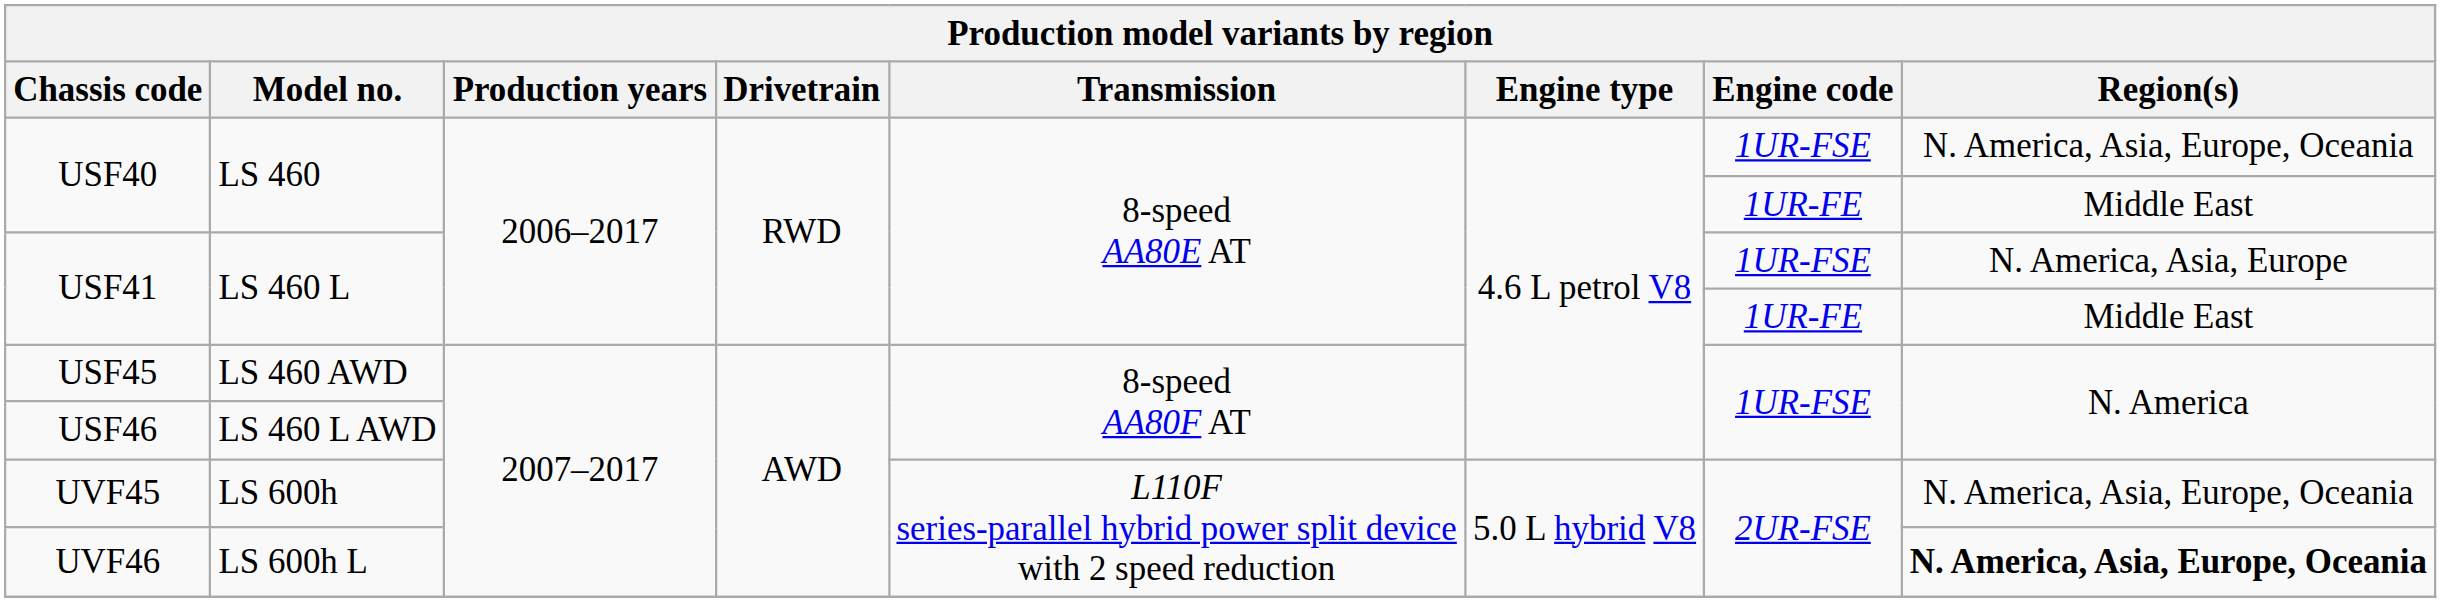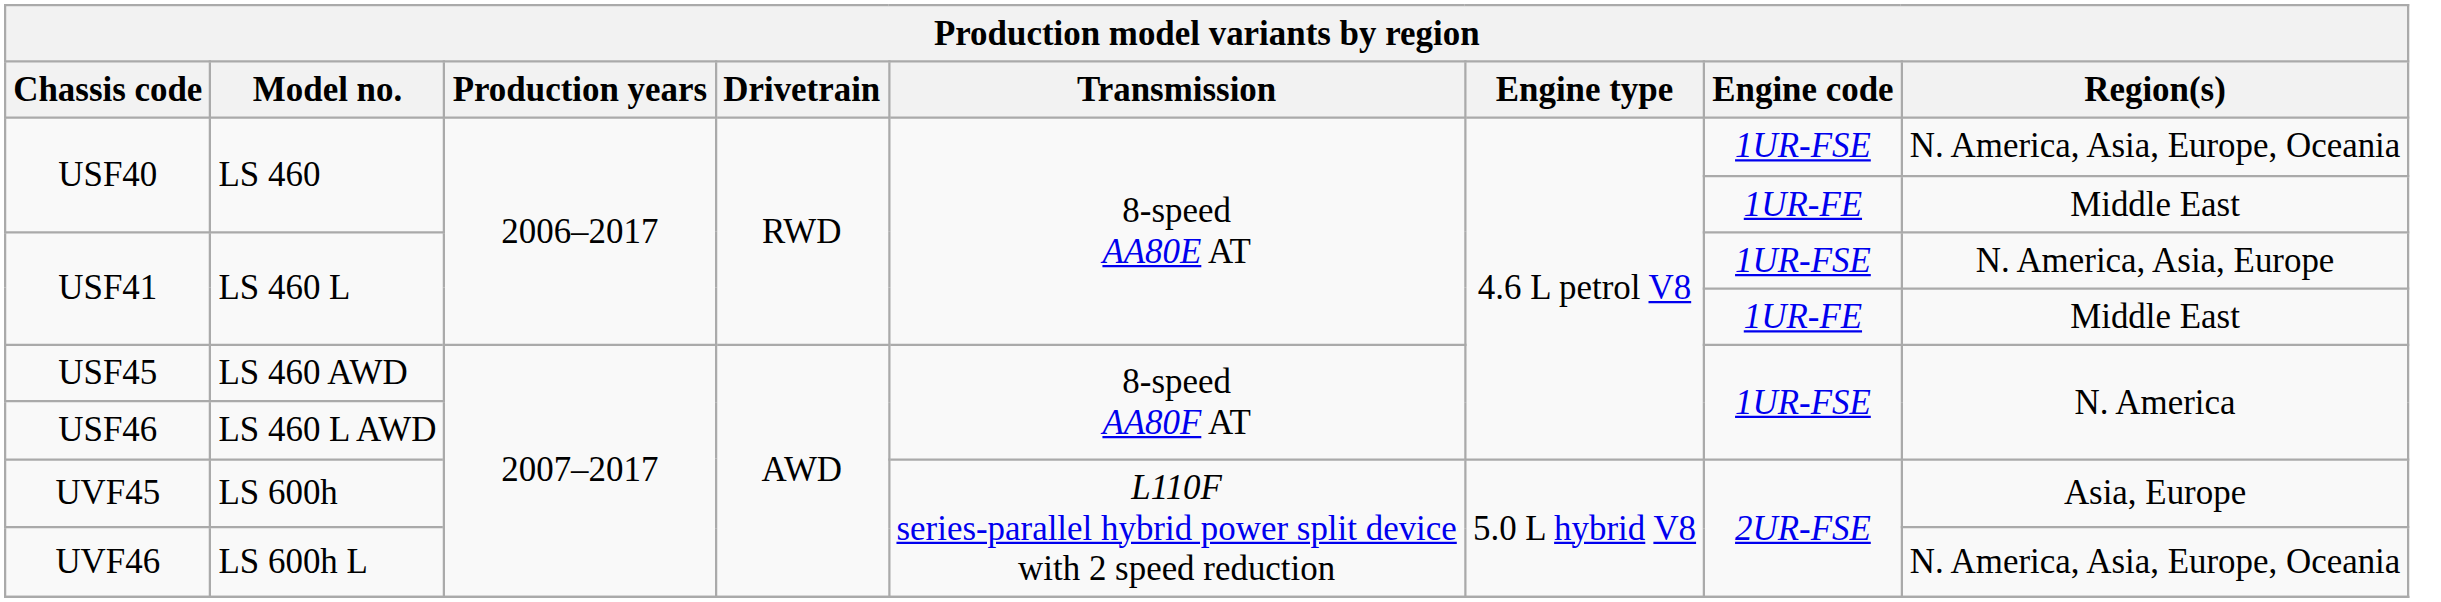(2168, 491) N. America, Asia, Europe, Oceania -> (2155, 491) Asia, Europe
(2168, 560) bold -> (2155, 560) normal
